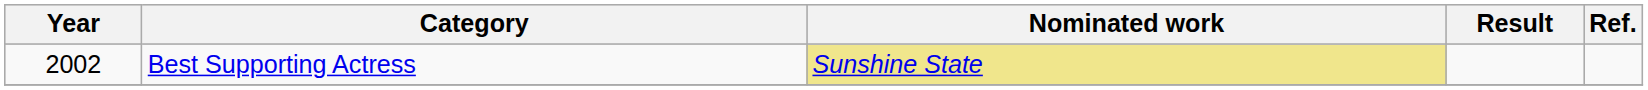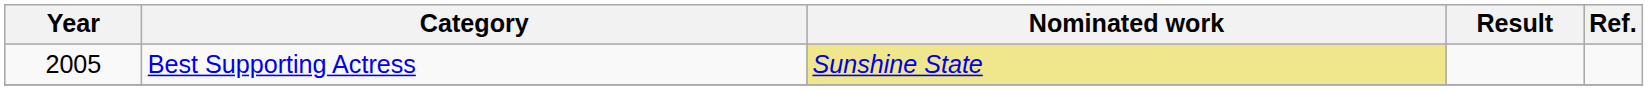(73, 64) 2002 -> (73, 64) 2005
